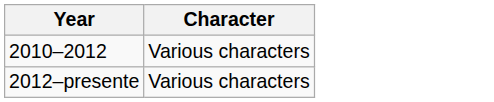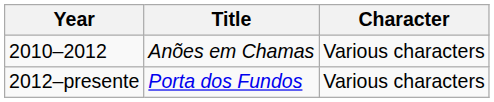+ column: (231, 19)
